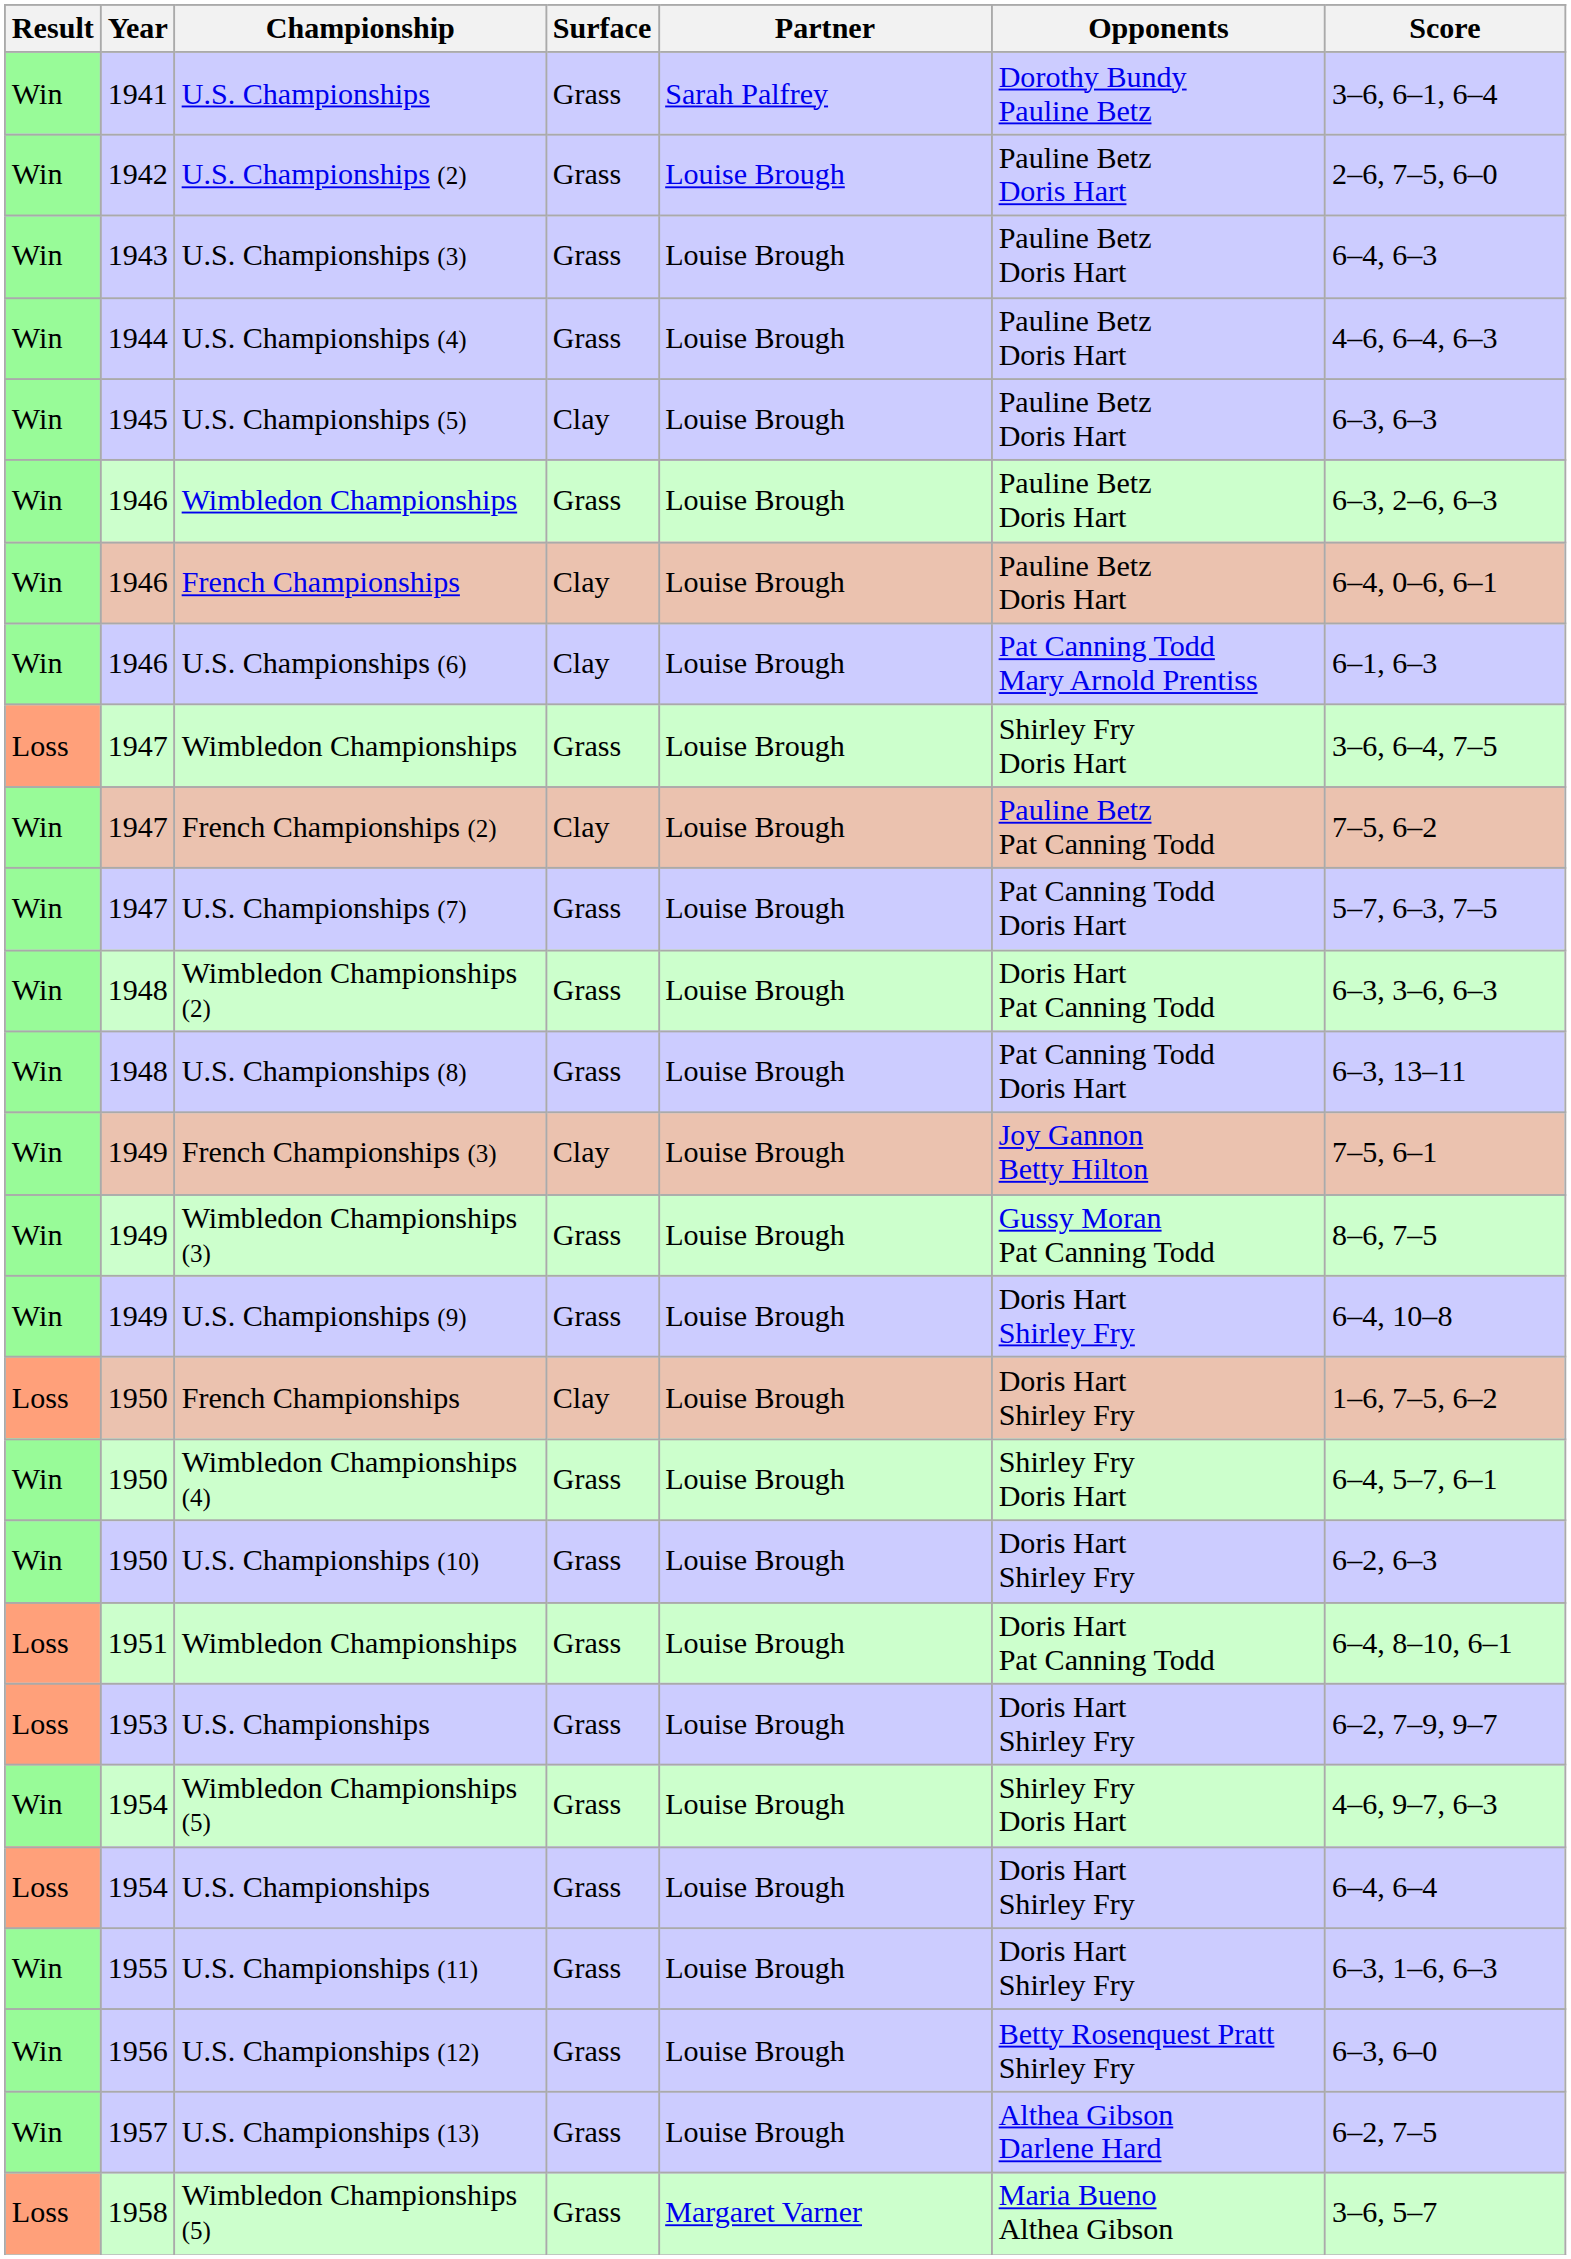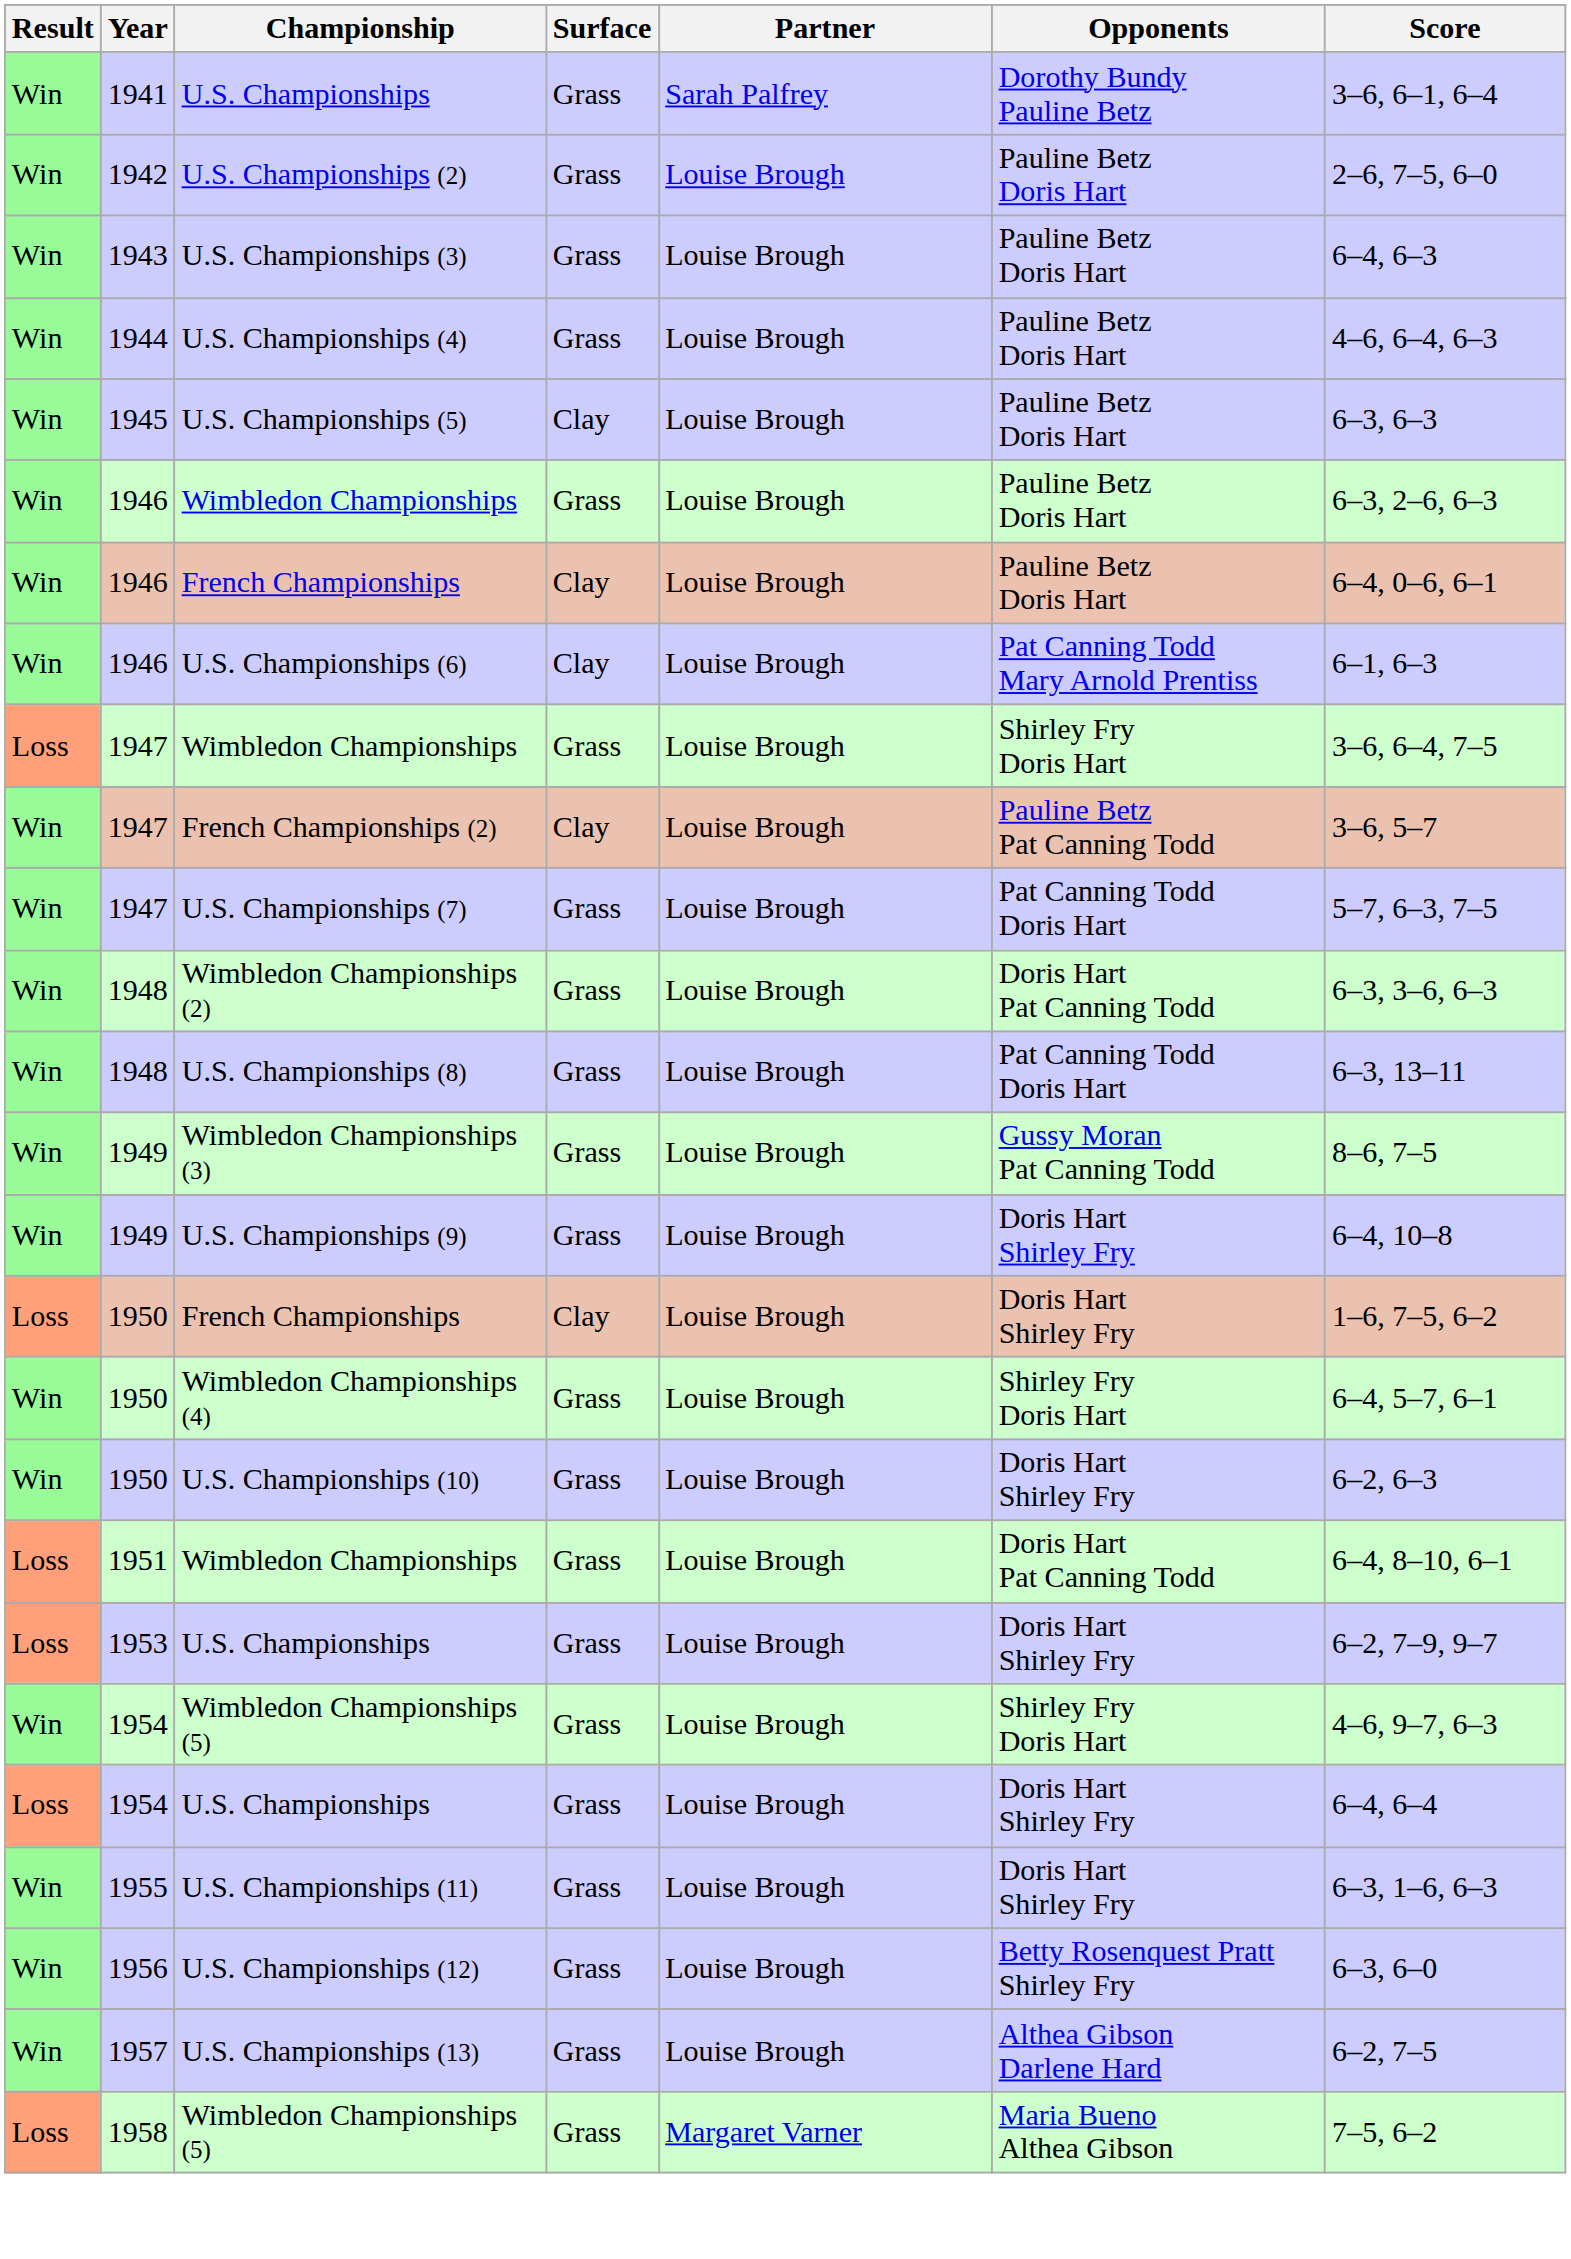(1385, 826) 7–5, 6–2 -> (1385, 826) 3–6, 5–7
- row: (138, 1153)
(1385, 2213) 3–6, 5–7 -> (1385, 2131) 7–5, 6–2
